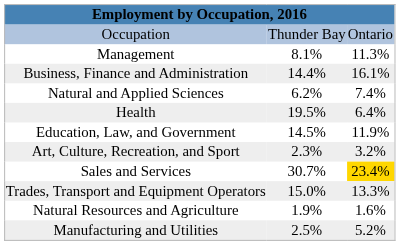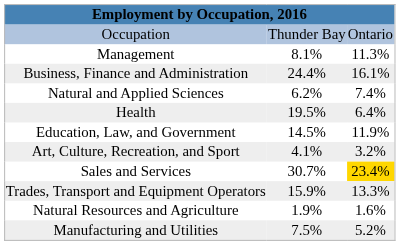(307, 73) 14.4% -> (307, 73) 24.4%
(307, 151) 2.3% -> (307, 151) 4.1%
(307, 190) 15.0% -> (307, 190) 15.9%
(307, 230) 2.5% -> (307, 230) 7.5%
